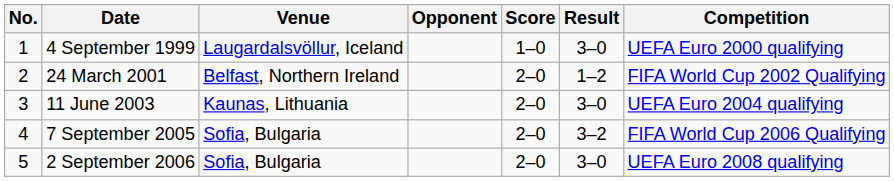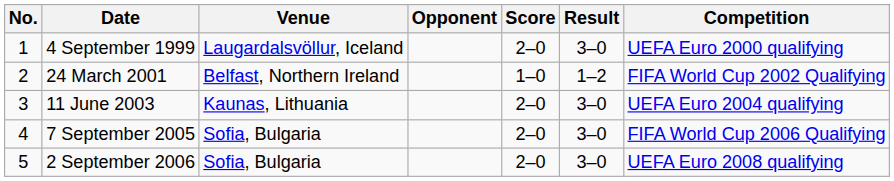(530, 47) 1–0 -> (530, 47) 2–0
(530, 76) 2–0 -> (530, 76) 1–0
(592, 133) 3–2 -> (592, 133) 3–0
